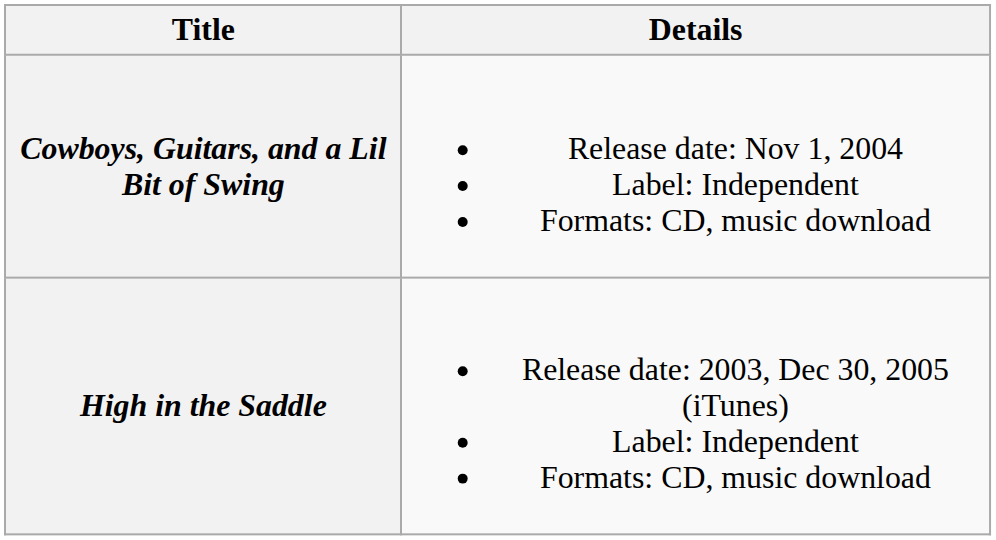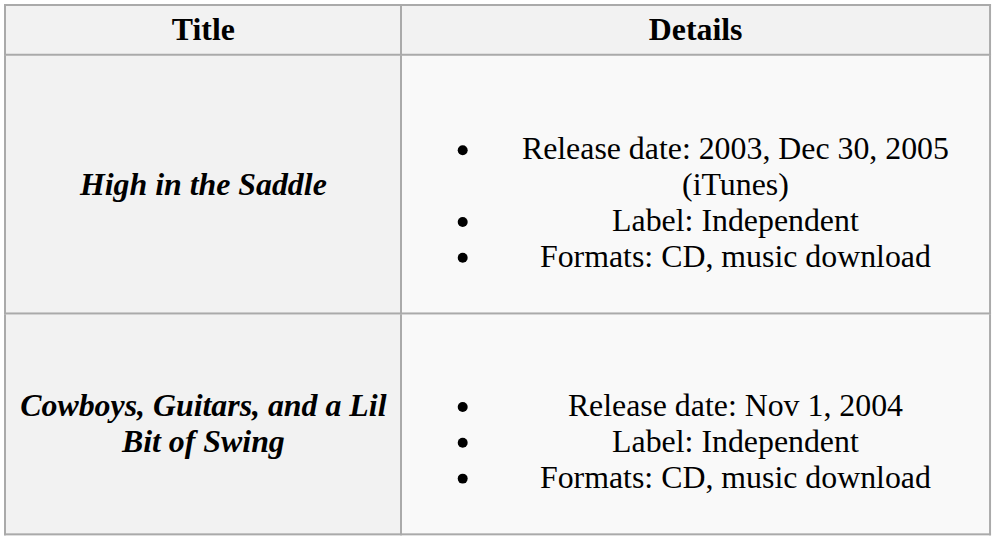rows swapped: (203, 405) <-> (203, 165)
